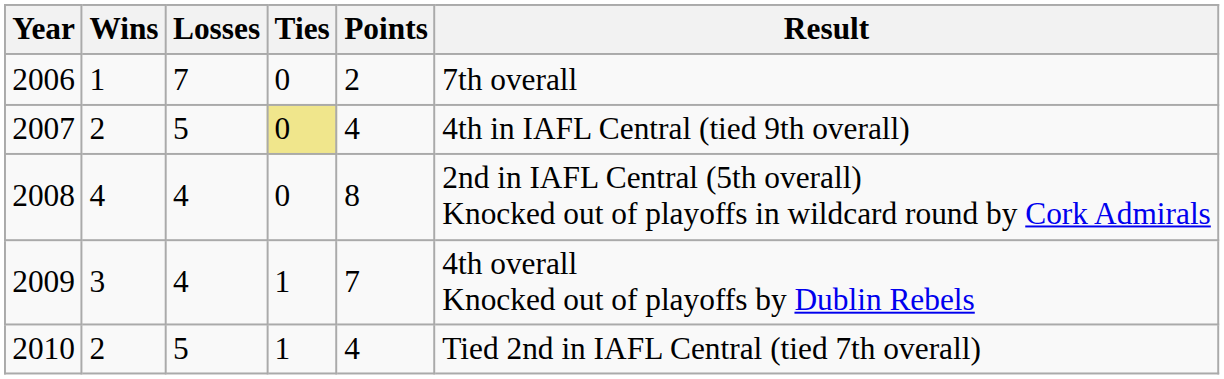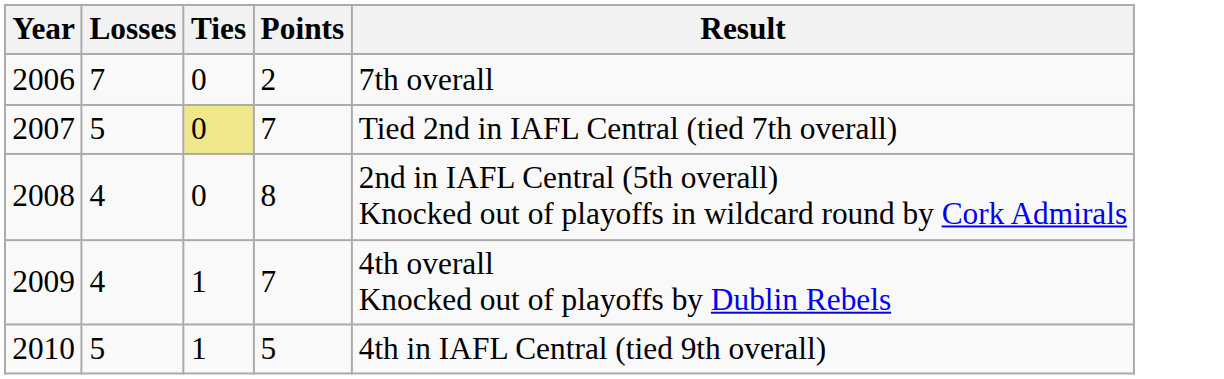- column: (124, 29)
(352, 128) 4 -> (268, 128) 7
(676, 128) 4th in IAFL Central (tied 9th overall) -> (628, 128) Tied 2nd in IAFL Central (tied 7th overall)
(352, 348) 4 -> (268, 348) 5
(712, 348) Tied 2nd in IAFL Central (tied 7th overall) -> (592, 348) 4th in IAFL Central (tied 9th overall)
